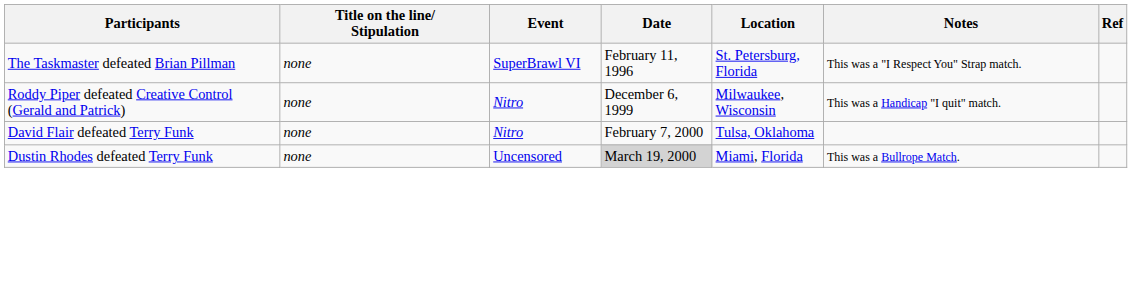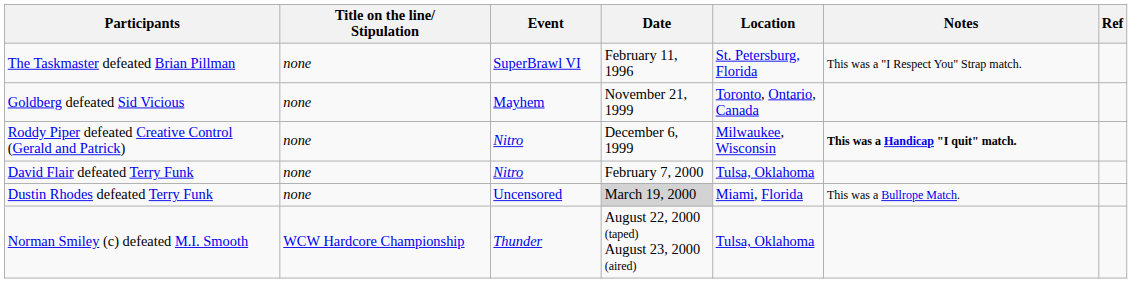+ row: (96, 102)
(914, 102) normal -> (922, 141) bold
+ row: (128, 242)
